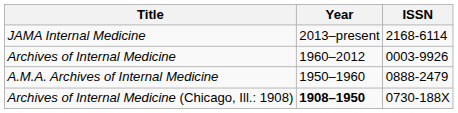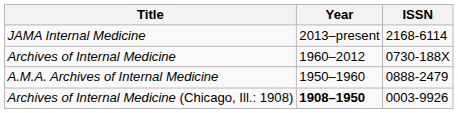(417, 56) 0003-9926 -> (418, 56) 0730-188X
(418, 98) 0730-188X -> (417, 98) 0003-9926
